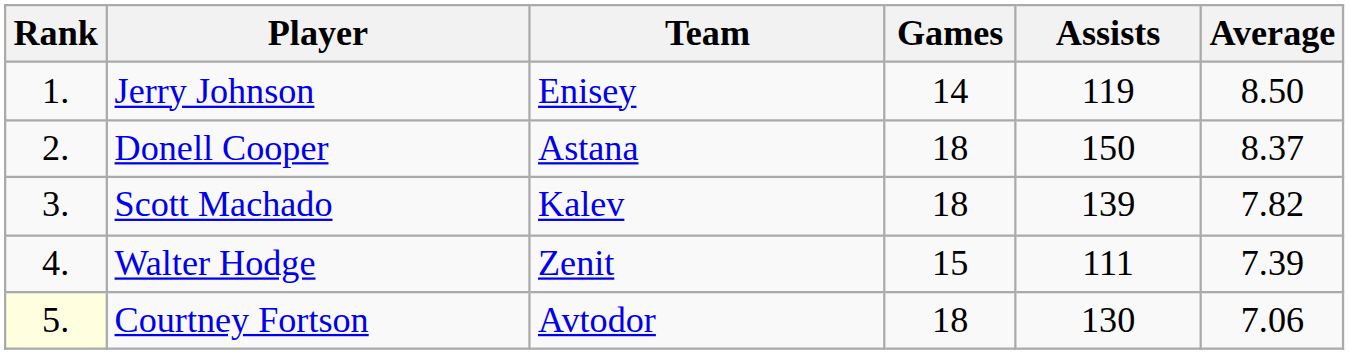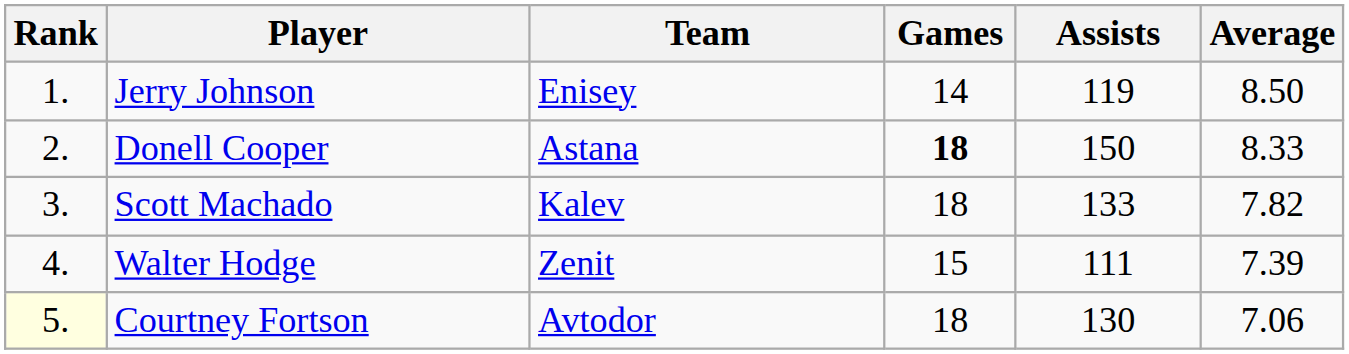(950, 147) normal -> (950, 147) bold
(1272, 147) 8.37 -> (1272, 147) 8.33
(1108, 205) 139 -> (1108, 205) 133
